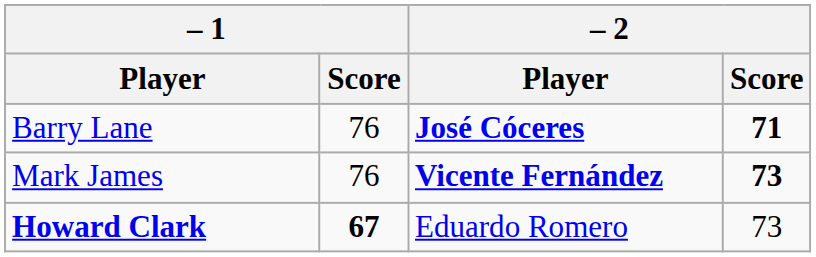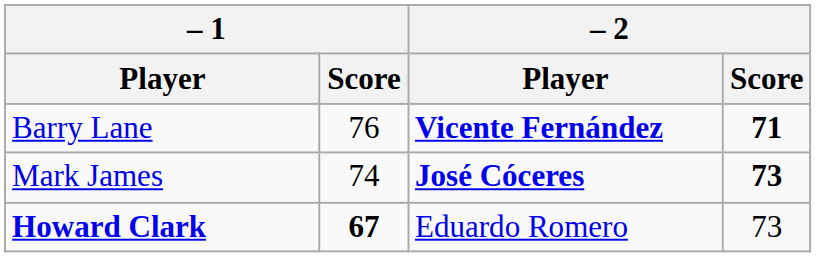(500, 127) José Cóceres -> (539, 127) Vicente Fernández
(364, 176) 76 -> (364, 176) 74
(539, 176) Vicente Fernández -> (500, 176) José Cóceres
